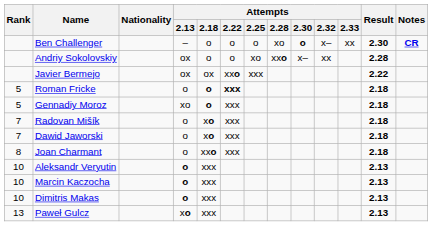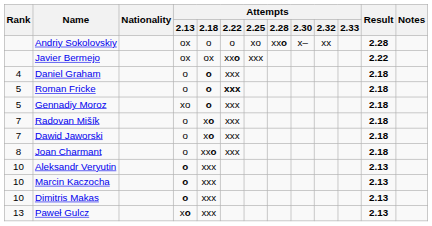- row: (69, 43)
+ row: (68, 74)
